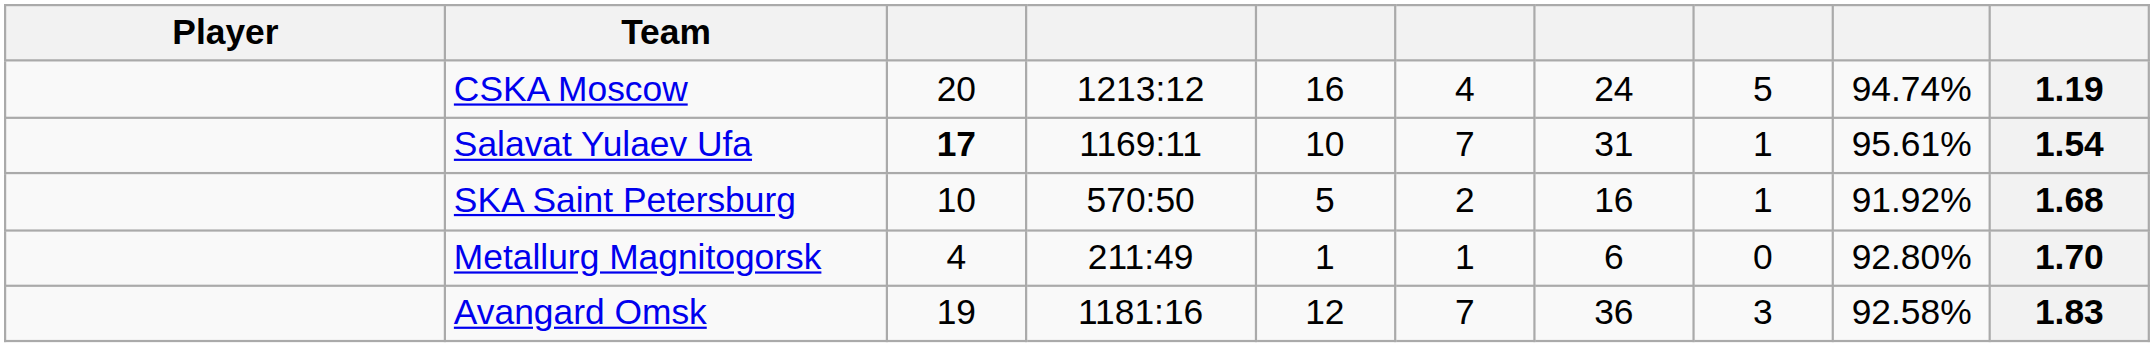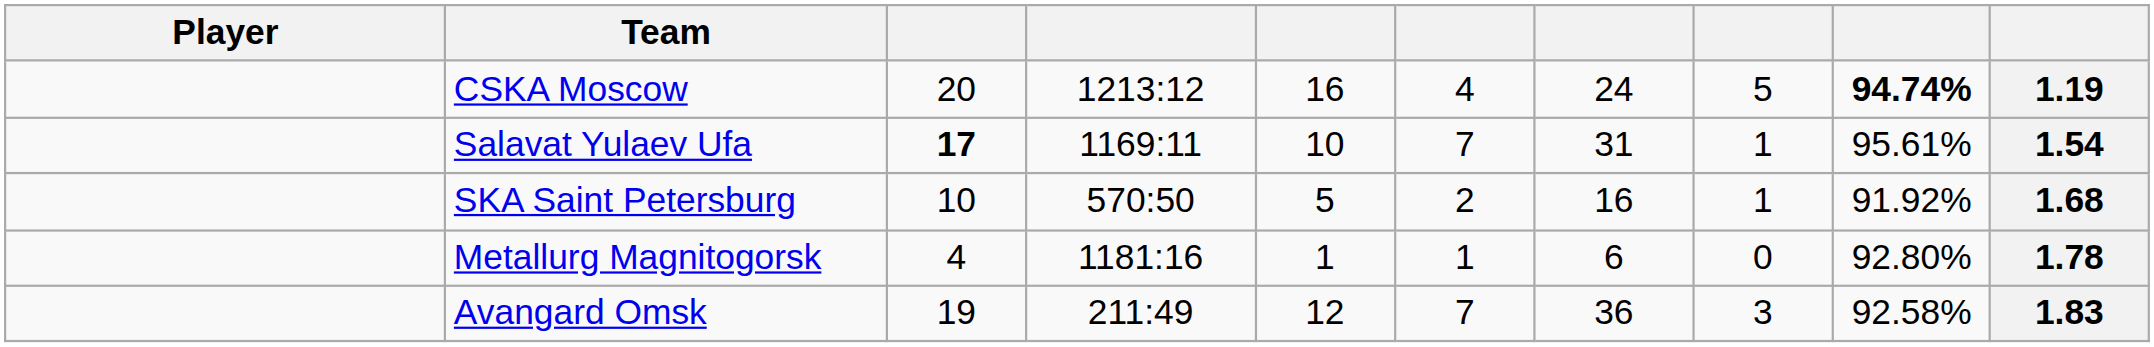(1912, 88) normal -> (1912, 88) bold
(1141, 256) 211:49 -> (1141, 256) 1181:16
(2069, 256) 1.70 -> (2069, 256) 1.78
(1141, 312) 1181:16 -> (1141, 312) 211:49
